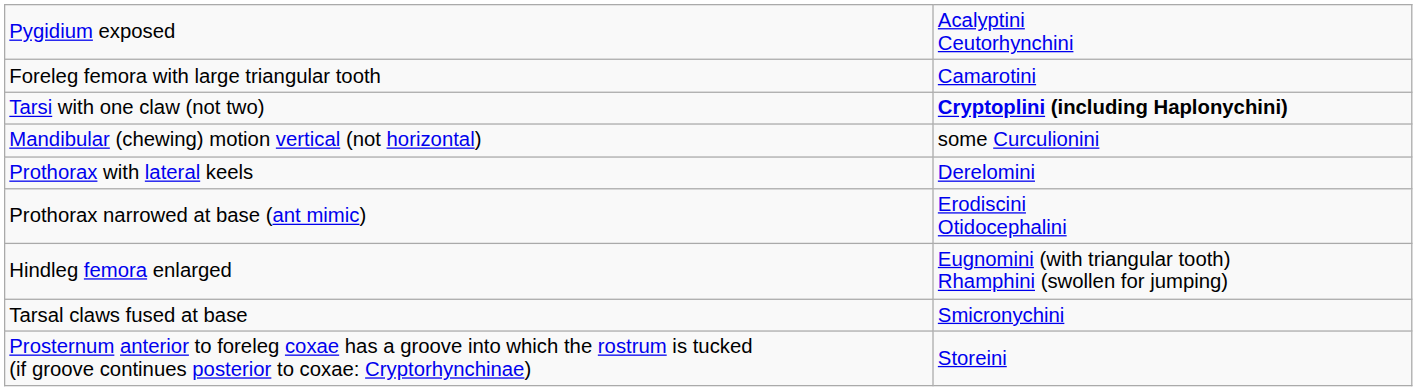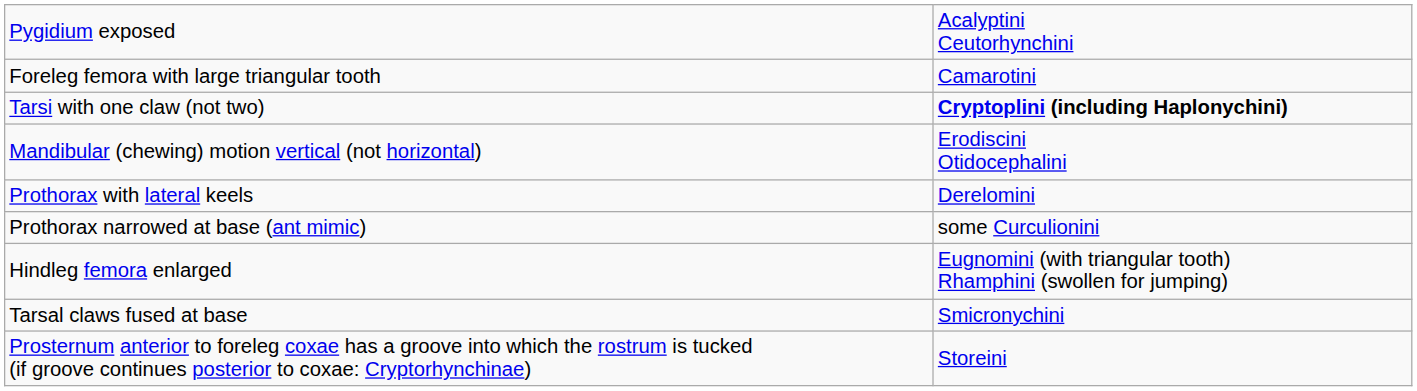(1019, 140) some Curculionini -> (1002, 151) Erodiscini Otidocephalini
(1002, 216) Erodiscini Otidocephalini -> (1019, 227) some Curculionini
